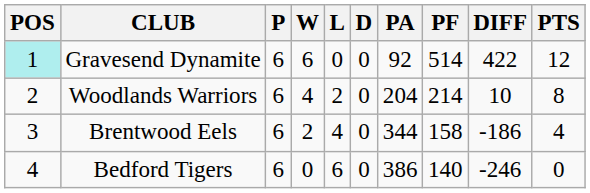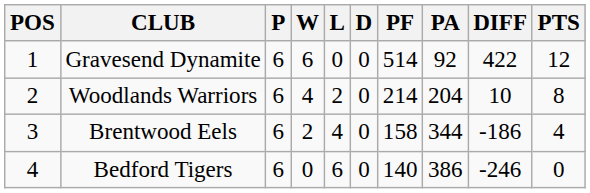columns swapped: (445, 22) <-> (400, 22)
(32, 59) paleturquoise background -> (32, 59) no background
